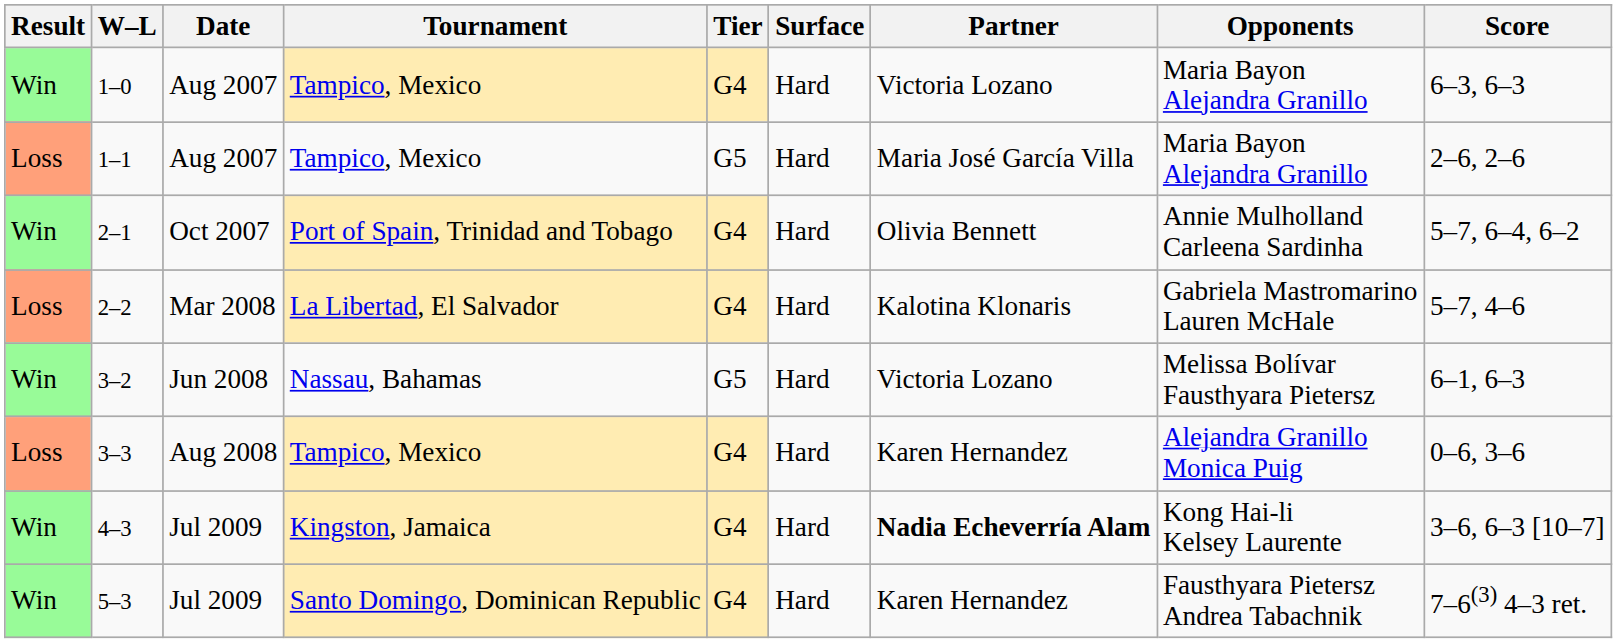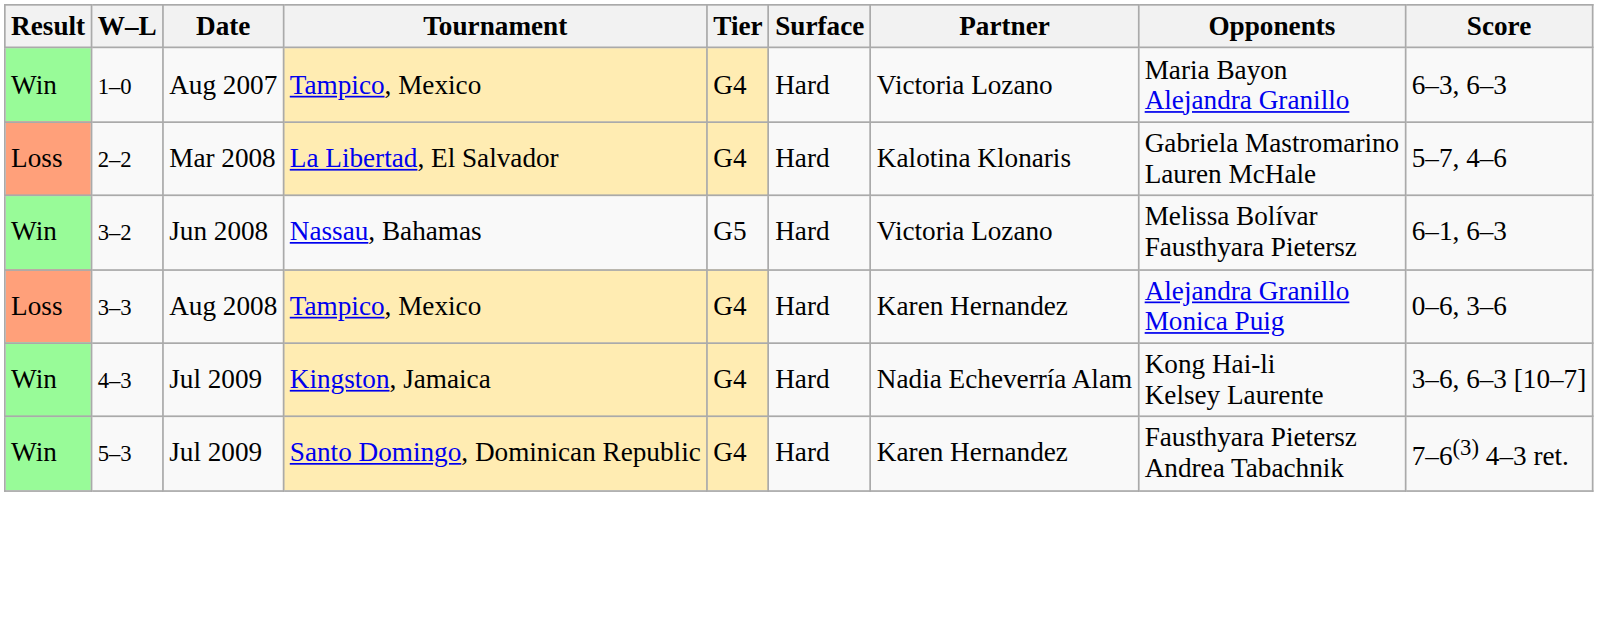- row: (115, 159)
- row: (115, 233)
(1014, 526) bold -> (1005, 379) normal
